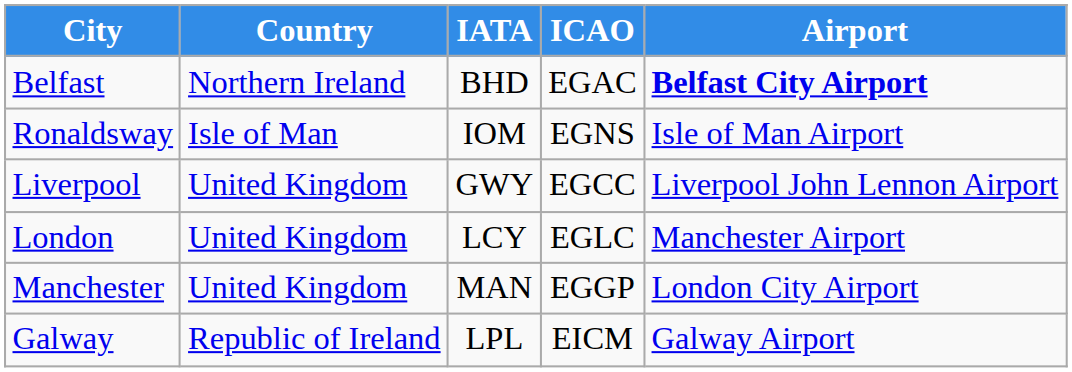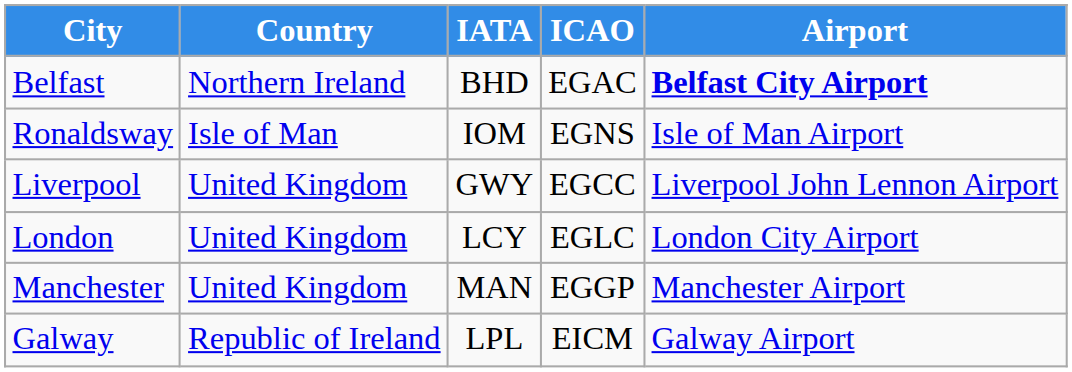(778, 236) Manchester Airport -> (785, 236) London City Airport
(785, 287) London City Airport -> (778, 287) Manchester Airport
